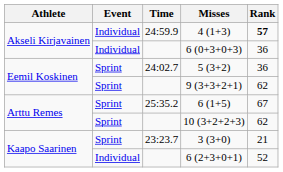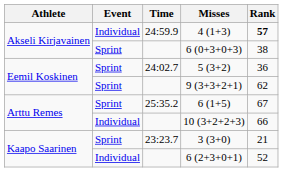(117, 50) Individual -> (108, 50) Sprint
(263, 50) 36 -> (263, 50) 38
(108, 122) Sprint -> (117, 122) Individual
(263, 122) 62 -> (263, 122) 66
